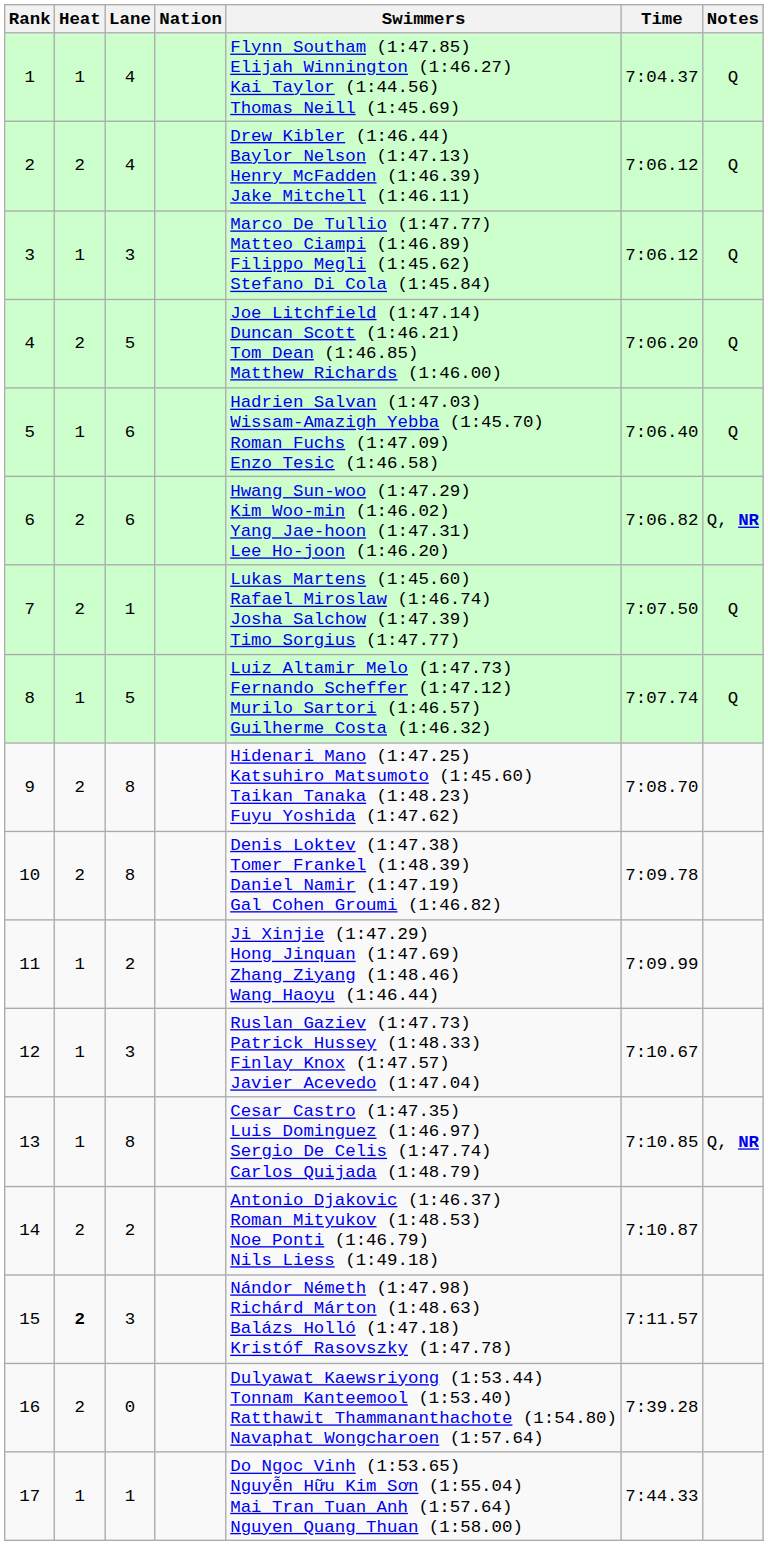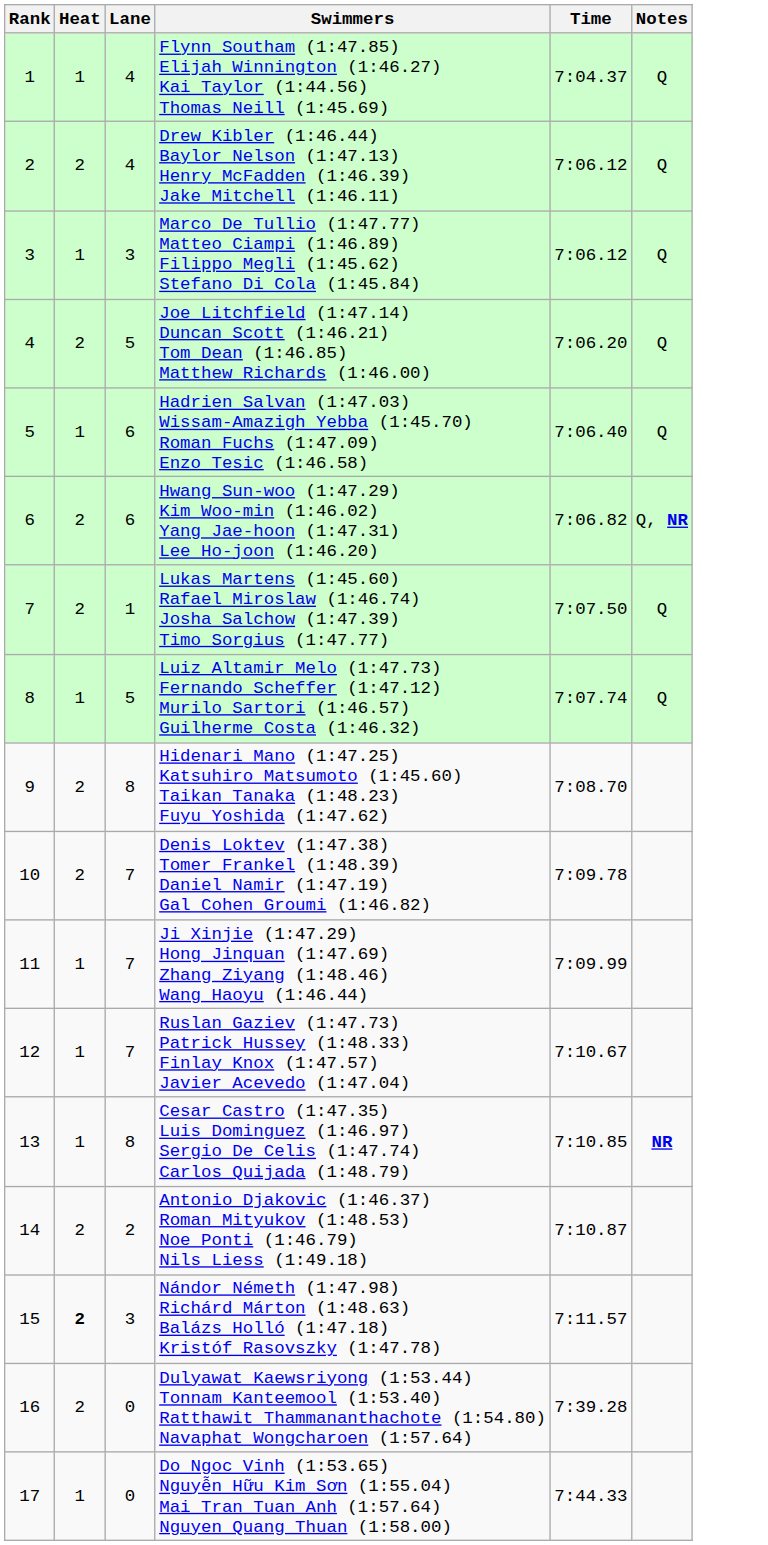- column: (191, 19)
(130, 876) 8 -> (130, 876) 7
(130, 964) 2 -> (130, 964) 7
(130, 1053) 3 -> (130, 1053) 7
(733, 1142) Q, NR -> (662, 1142) NR
(130, 1496) 1 -> (130, 1496) 0
